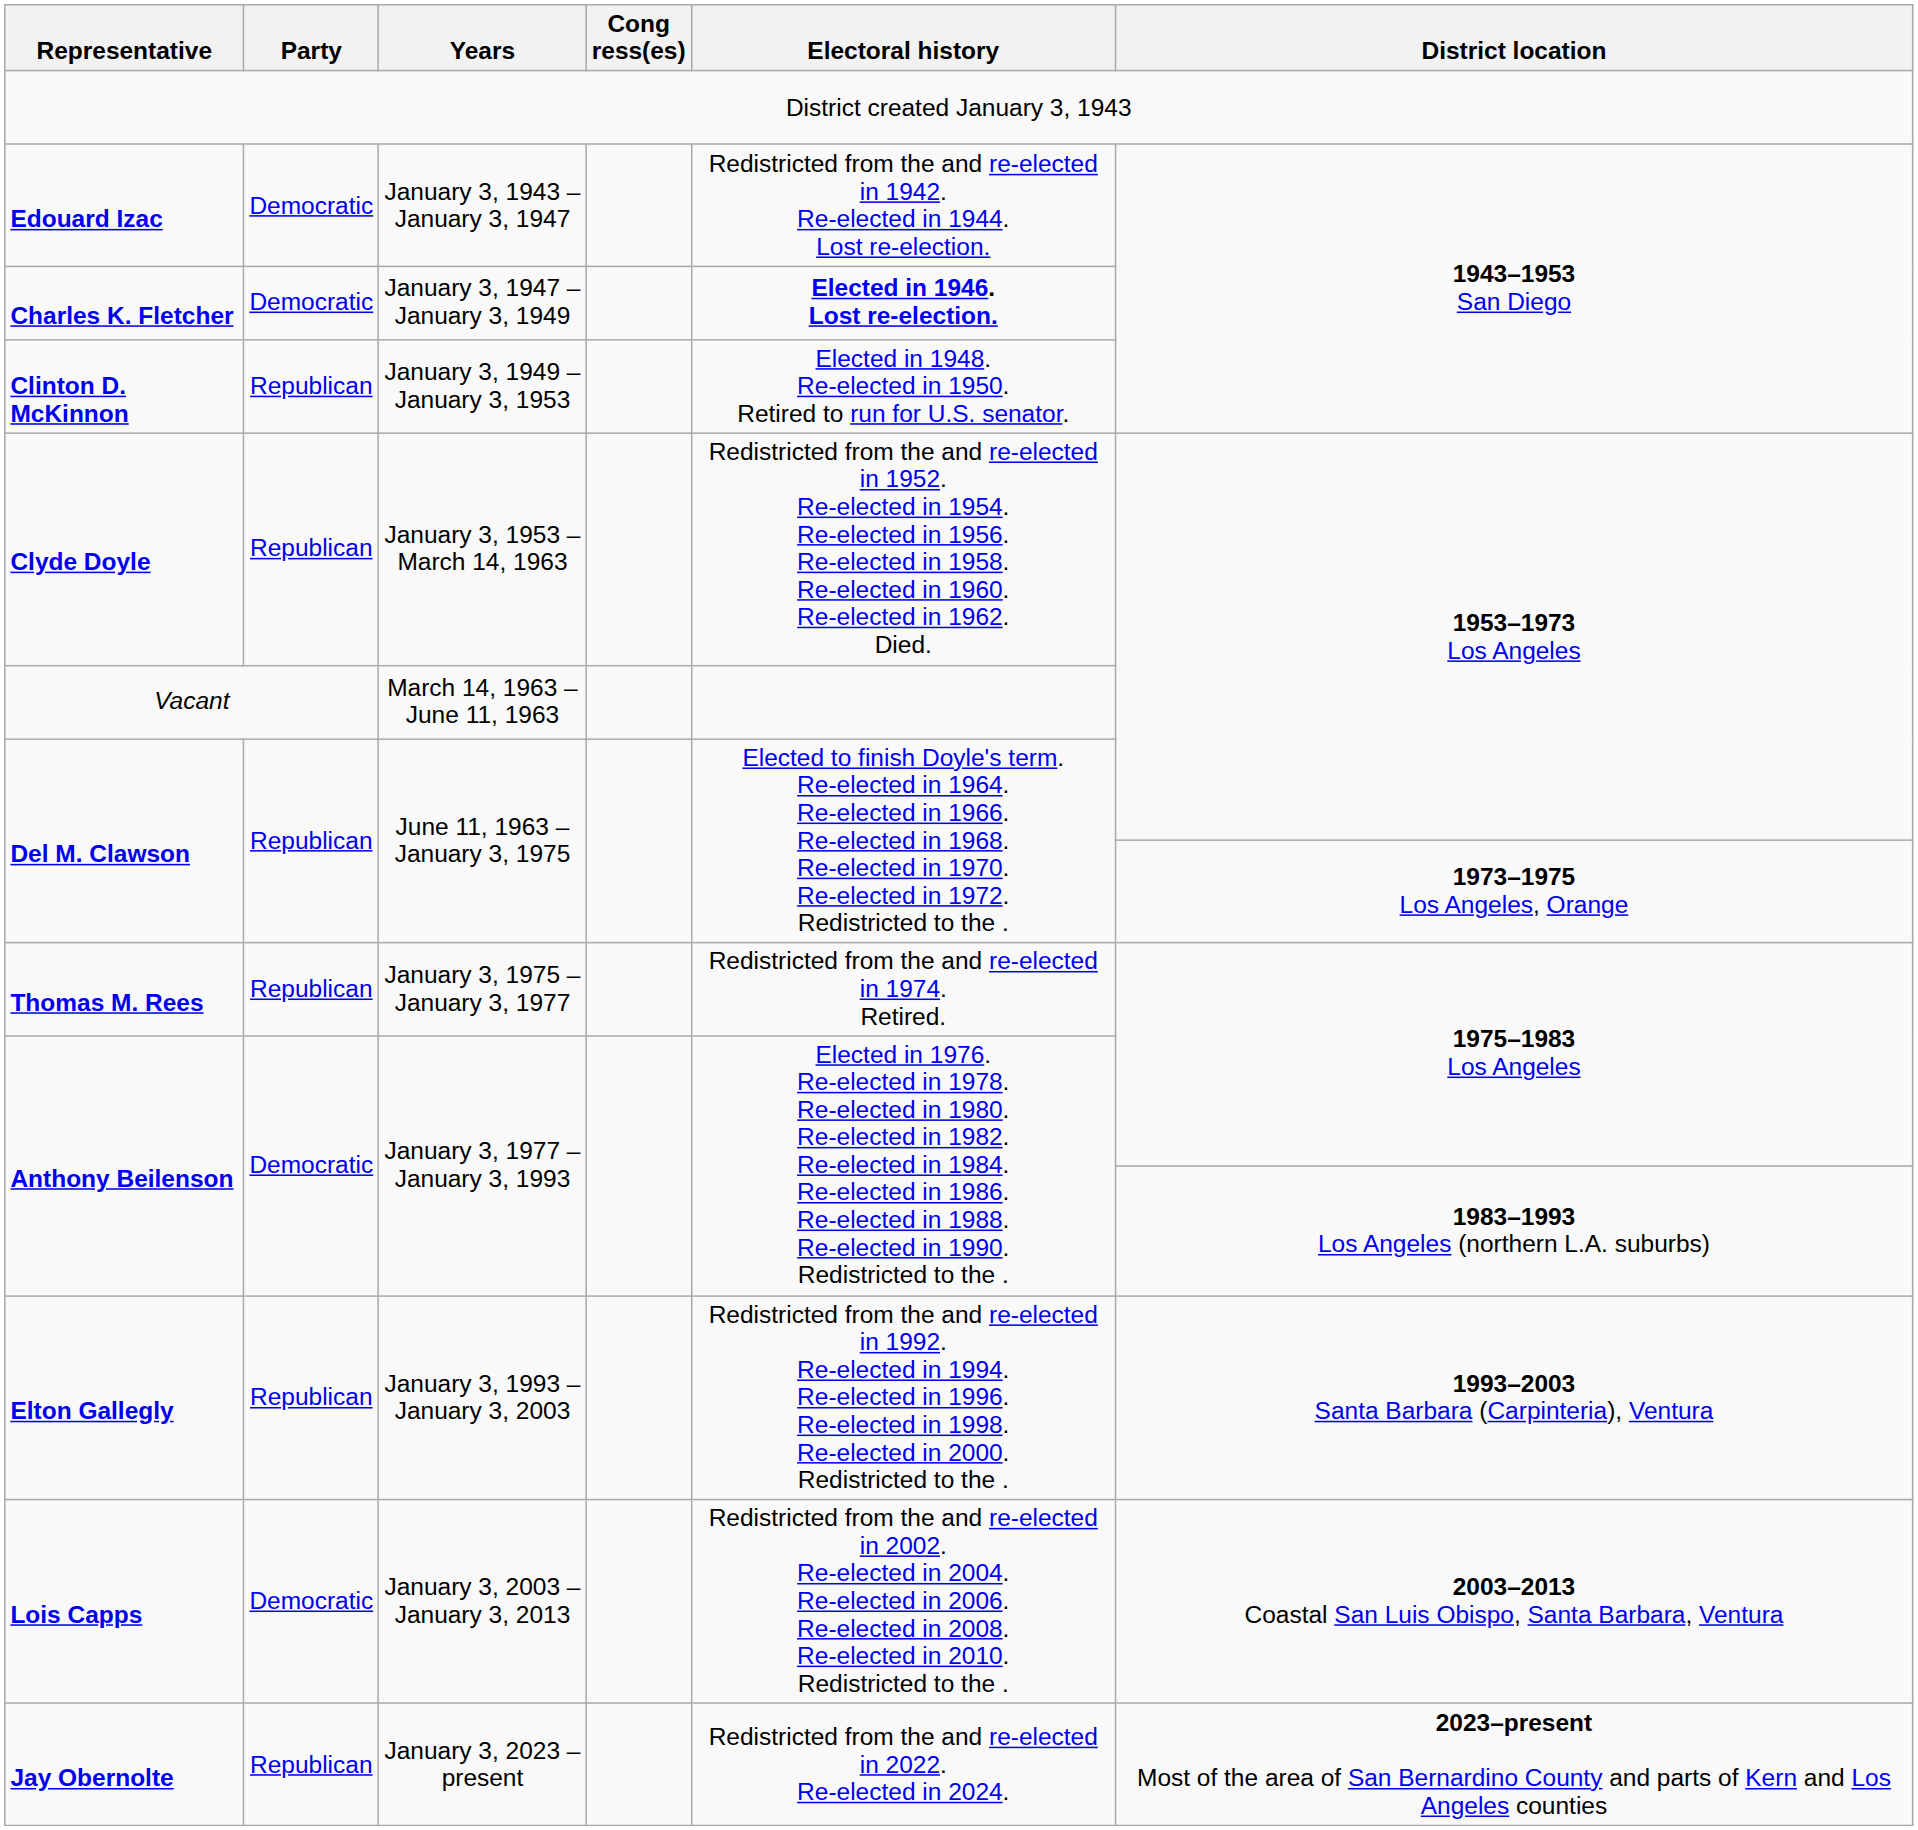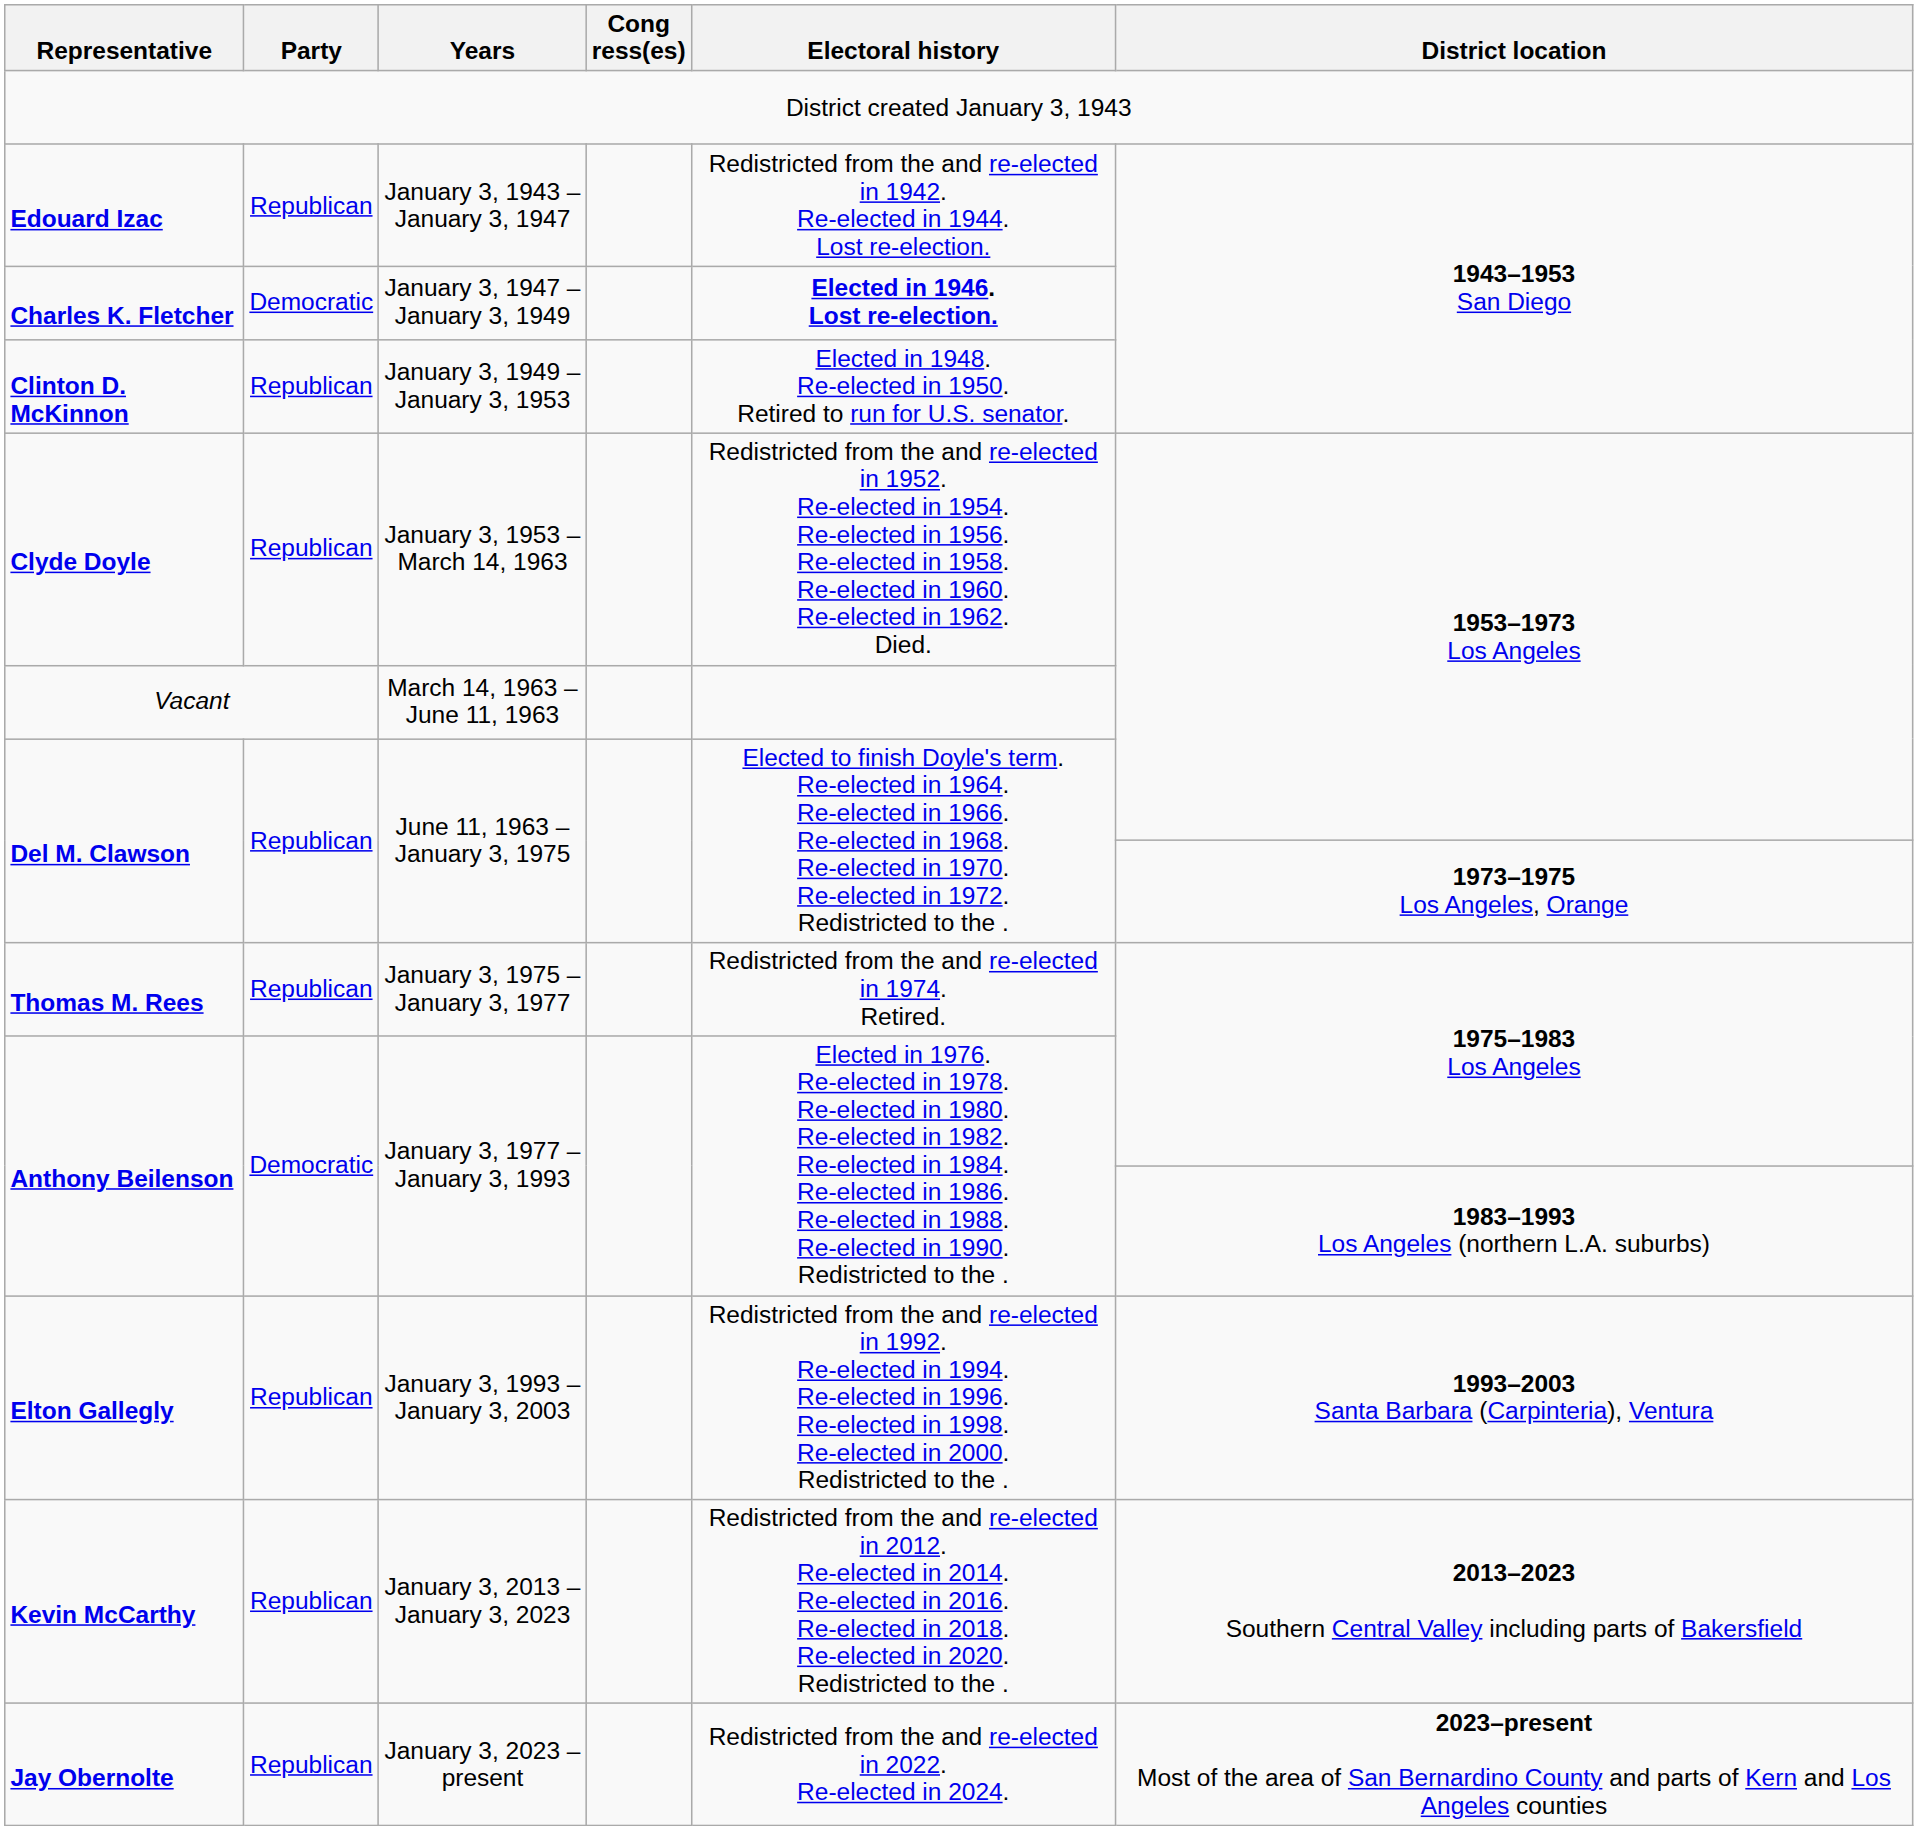(311, 205) Democratic -> (311, 205) Republican
- row: (76, 1615)
+ row: (103, 1615)
